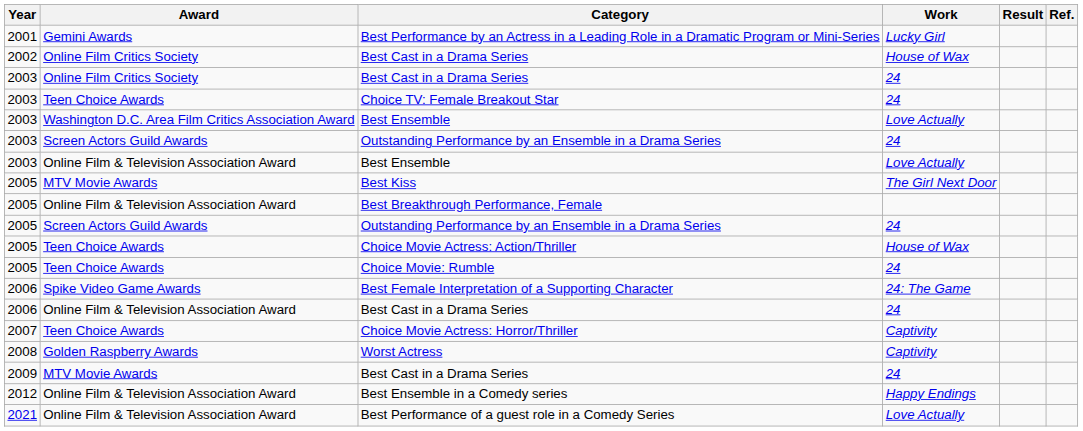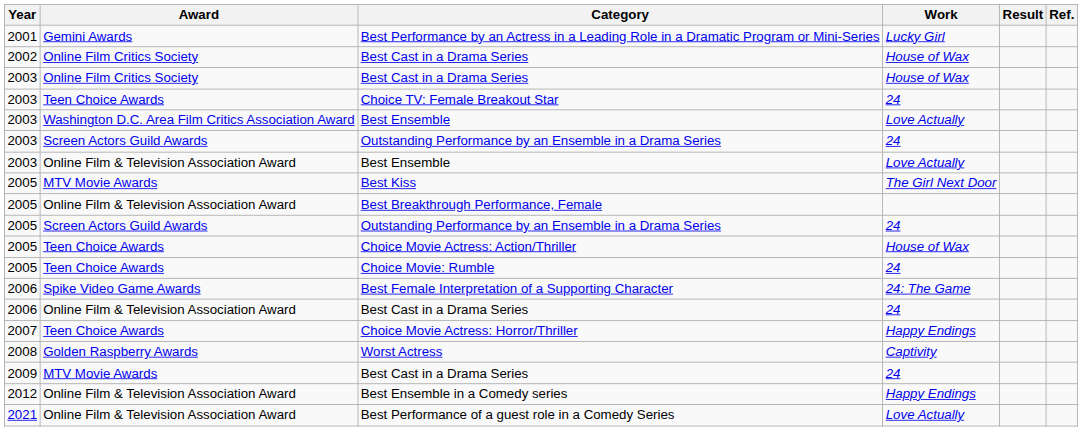(893, 78) 24 -> (927, 78) House of Wax
(911, 330) Captivity -> (931, 330) Happy Endings
